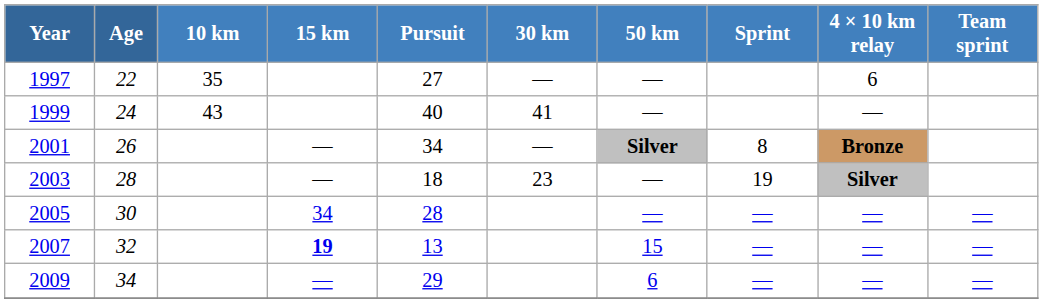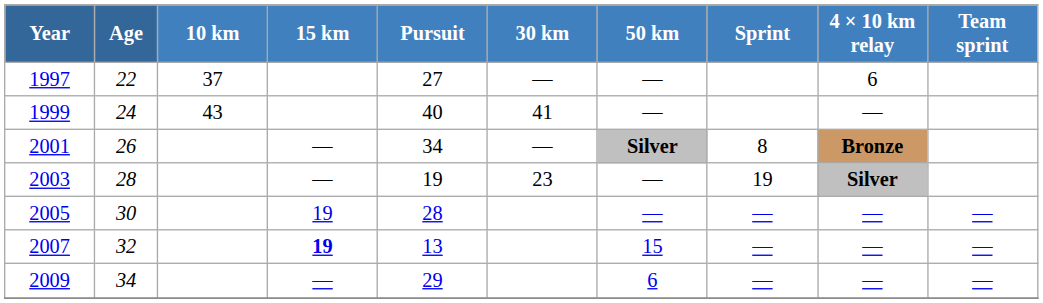(213, 79) 35 -> (213, 79) 37
(433, 179) 18 -> (433, 179) 19
(323, 213) 34 -> (323, 213) 19
